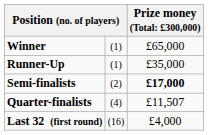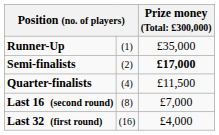- row: (26, 45)
(165, 102) £11,507 -> (176, 83) £11,500
+ row: (60, 102)
